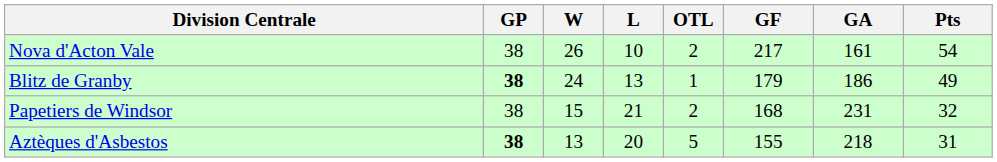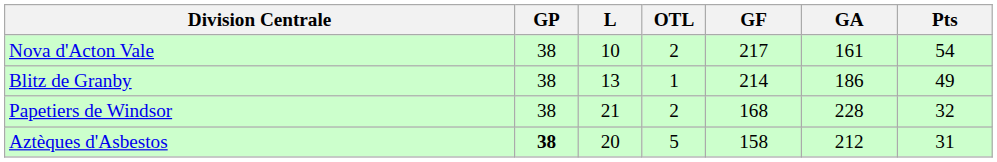- column: (574, 19)
(514, 80) bold -> (546, 80) normal
(768, 80) 179 -> (754, 80) 214
(858, 111) 231 -> (849, 111) 228
(768, 141) 155 -> (754, 141) 158
(858, 141) 218 -> (849, 141) 212
